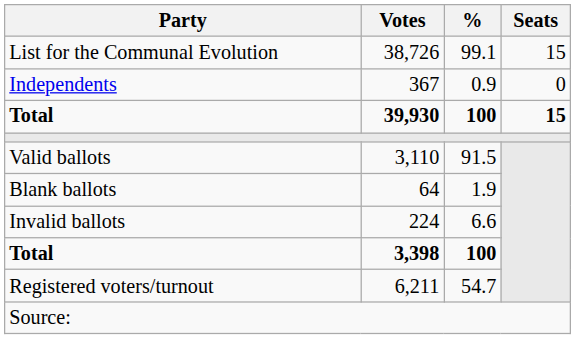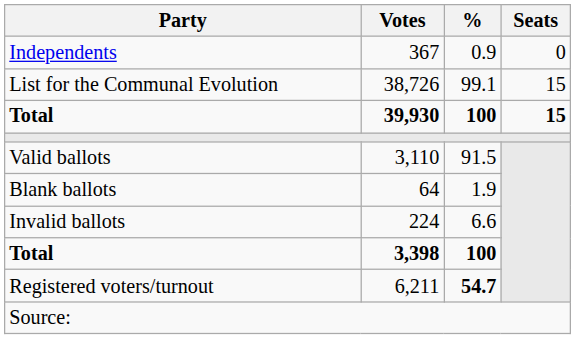rows swapped: (144, 52) <-> (63, 84)
(479, 285) normal -> (479, 285) bold
